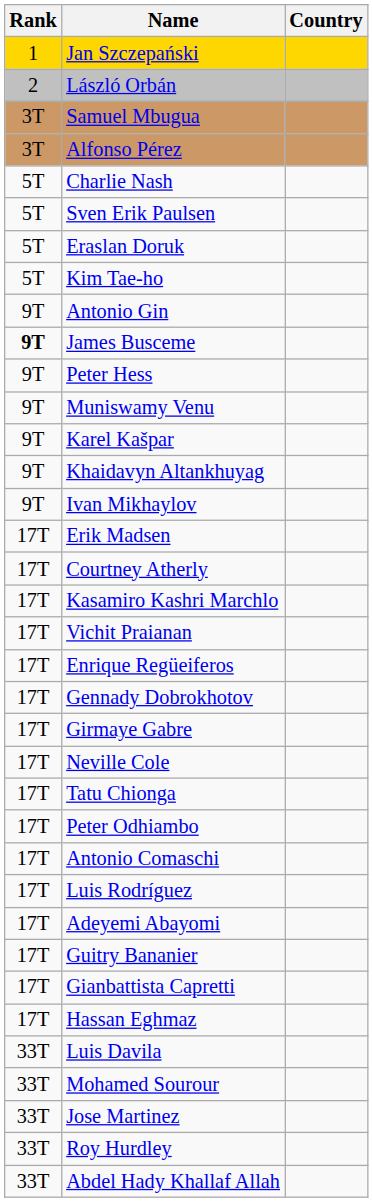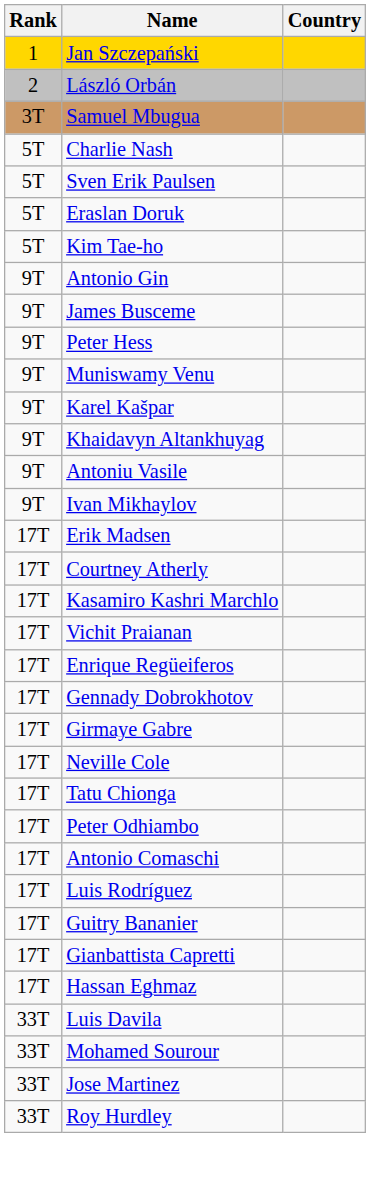- row: (124, 149)
(33, 342) bold -> (33, 310) normal
+ row: (127, 471)
- row: (143, 922)
- row: (173, 1180)
